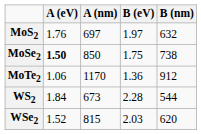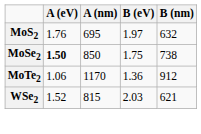(92, 33) 697 -> (92, 33) 695
- row: (24, 97)
(168, 119) 620 -> (168, 97) 621
